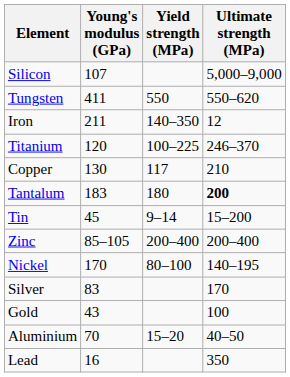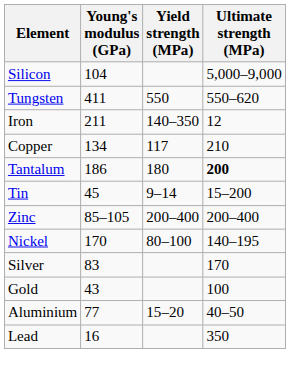(96, 74) 107 -> (96, 74) 104
- row: (35, 145)
(96, 169) 130 -> (96, 145) 134
(96, 193) 183 -> (96, 169) 186
(92, 336) 70 -> (92, 312) 77
